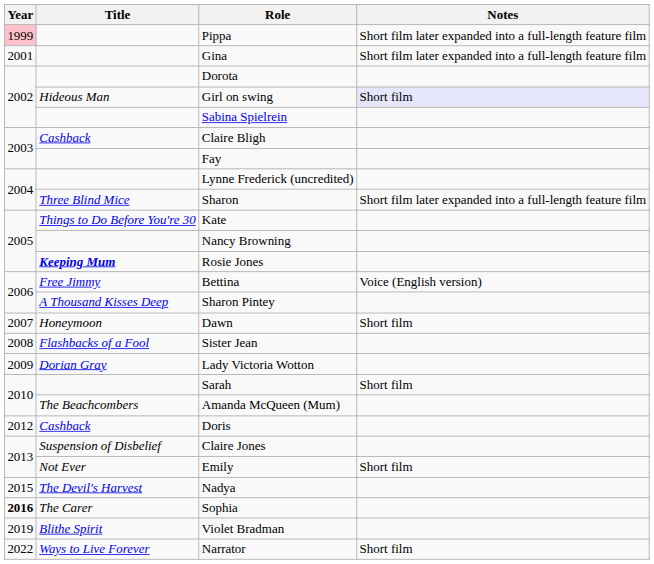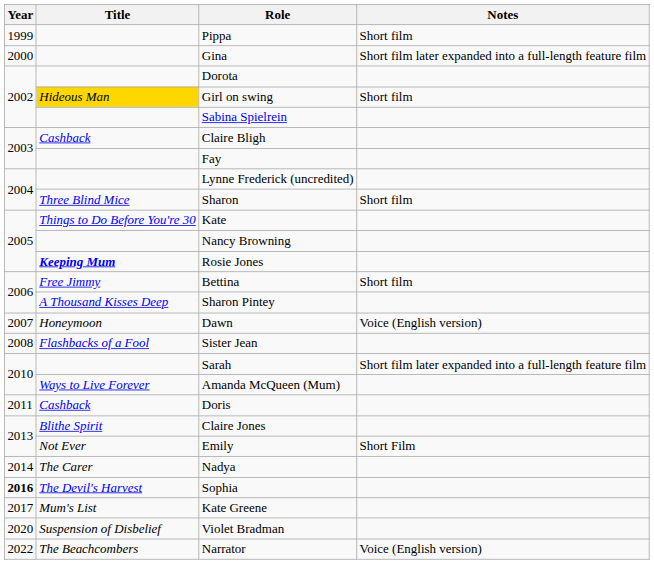(20, 35) pink background -> (20, 35) no background
(503, 35) Short film later expanded into a full-length feature film -> (386, 35) Short film
(20, 55) 2001 -> (20, 55) 2000
(74, 96) no background -> (74, 96) gold background
(386, 96) lavender background -> (386, 96) no background
(503, 199) Short film later expanded into a full-length feature film -> (386, 199) Short film
(421, 281) Voice (English version) -> (386, 281) Short film
(386, 323) Short film -> (421, 323) Voice (English version)
- row: (258, 364)
(386, 384) Short film -> (503, 364) Short film later expanded into a full-length feature film
(89, 405) The Beachcombers -> (94, 384) Ways to Live Forever
(20, 425) 2012 -> (20, 405) 2011
(100, 446) Suspension of Disbelief -> (71, 425) Blithe Spirit
(386, 466) Short film -> (388, 446) Short Film
(20, 487) 2015 -> (20, 466) 2014
(91, 487) The Devil's Harvest -> (66, 466) The Carer
(66, 508) The Carer -> (91, 487) The Devil's Harvest
+ row: (234, 508)
(20, 528) 2019 -> (20, 528) 2020
(71, 528) Blithe Spirit -> (100, 528) Suspension of Disbelief
(94, 549) Ways to Live Forever -> (89, 549) The Beachcombers
(386, 549) Short film -> (421, 549) Voice (English version)
